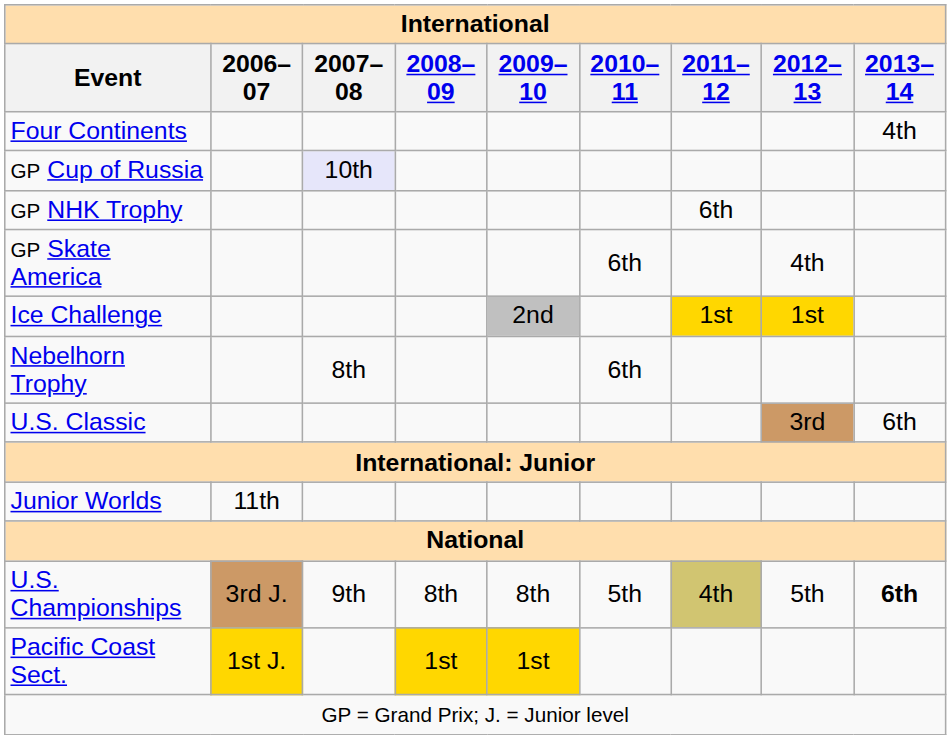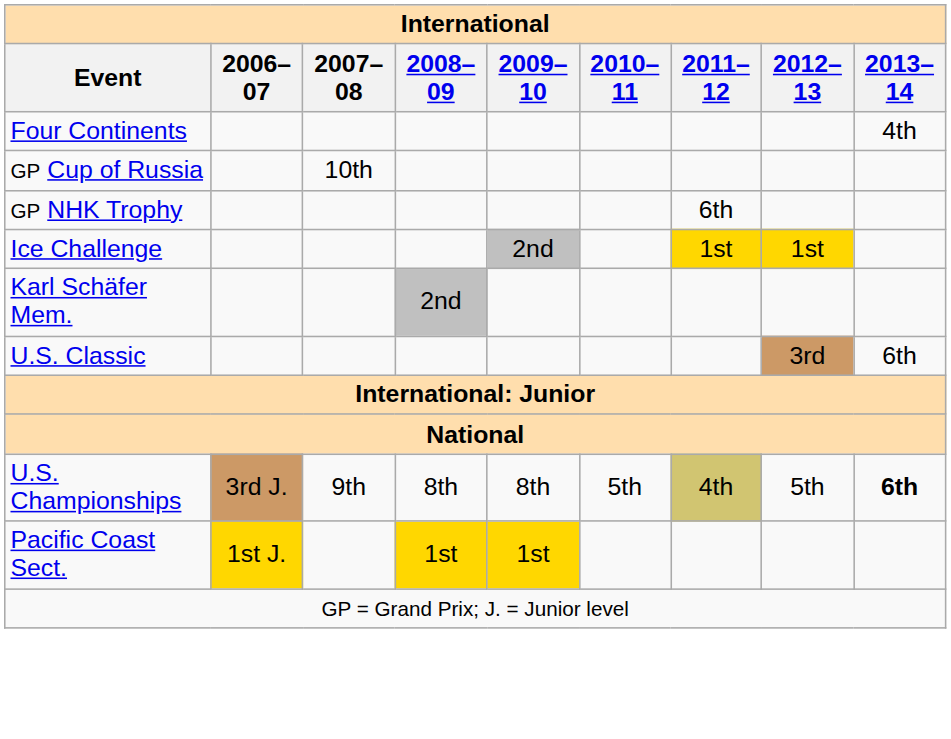(349, 170) lavender background -> (349, 170) no background
- row: (61, 262)
+ row: (79, 302)
- row: (68, 369)
- row: (86, 501)
